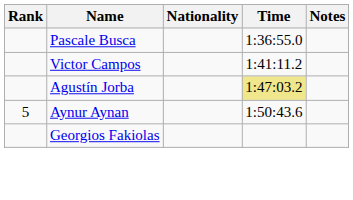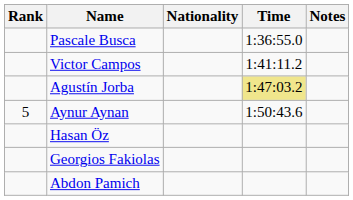+ row: (79, 135)
+ row: (95, 183)
